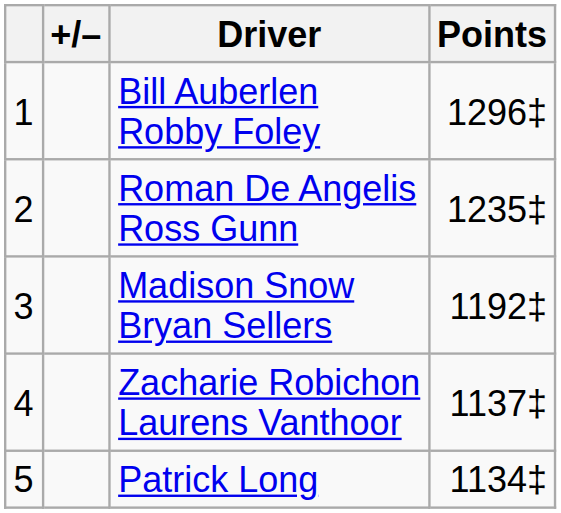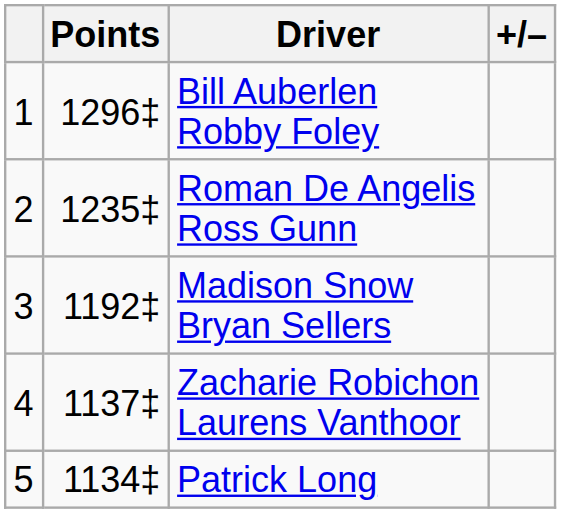columns swapped: (76, 34) <-> (492, 34)
